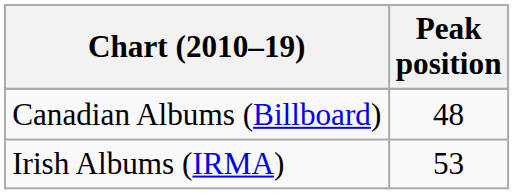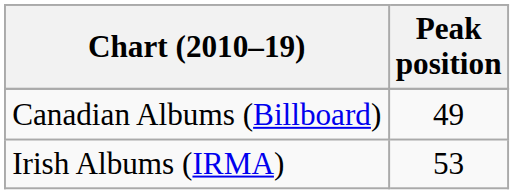(449, 113) 48 -> (449, 113) 49
